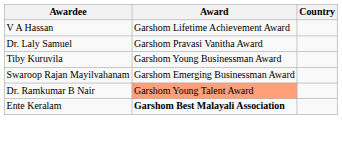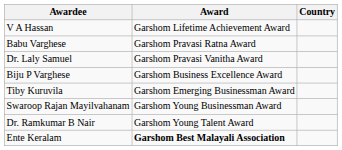+ row: (36, 43)
+ row: (38, 75)
(208, 59) Garshom Young Businessman Award -> (214, 91) Garshom Emerging Businessman Award
(214, 75) Garshom Emerging Businessman Award -> (208, 106) Garshom Young Businessman Award
(194, 91) lightsalmon background -> (194, 122) no background
